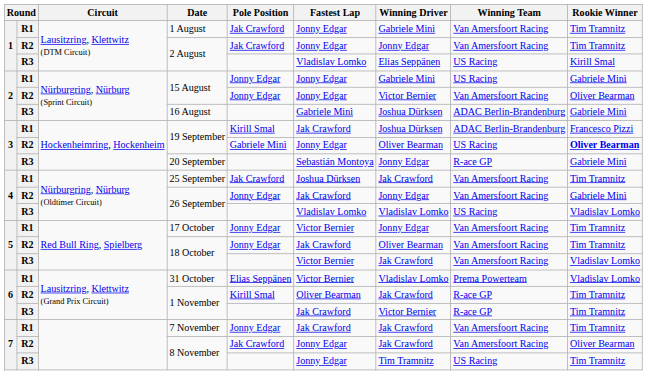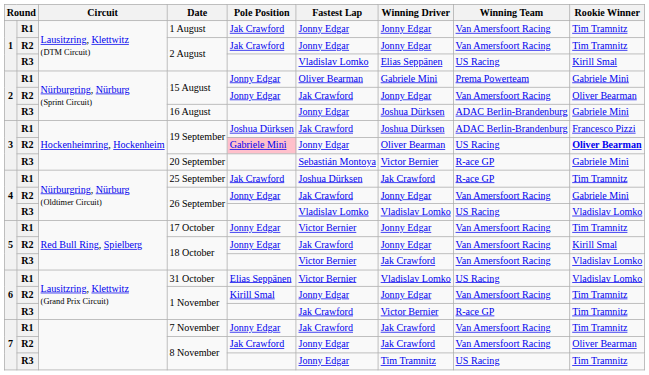(407, 28) Gabriele Minì -> (406, 28) Jonny Edgar
(322, 78) Jonny Edgar -> (331, 78) Oliver Bearman
(475, 78) US Racing -> (492, 78) Prema Powerteam
(322, 95) Jonny Edgar -> (326, 95) Jak Crawford
(407, 95) Victor Bernier -> (406, 95) Jonny Edgar
(325, 112) Gabriele Minì -> (324, 112) Jonny Edgar
(252, 128) Kirill Smal -> (262, 128) Joshua Dürksen
(258, 145) no background -> (258, 145) pink background
(404, 161) Jonny Edgar -> (410, 161) Victor Bernier
(501, 178) Van Amersfoort Racing -> (475, 178) R-ace GP
(411, 244) Oliver Bearman -> (406, 244) Jonny Edgar
(598, 244) Tim Tramnitz -> (595, 244) Kirill Smal
(490, 278) Prema Powerteam -> (477, 278) US Racing
(329, 294) Oliver Bearman -> (324, 294) Jonny Edgar
(406, 294) Jak Crawford -> (406, 294) Jonny Edgar
(473, 294) R-ace GP -> (503, 294) Van Amersfoort Racing
